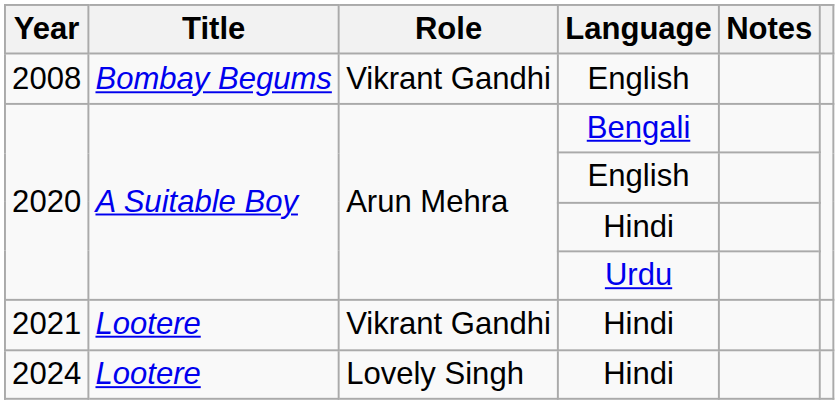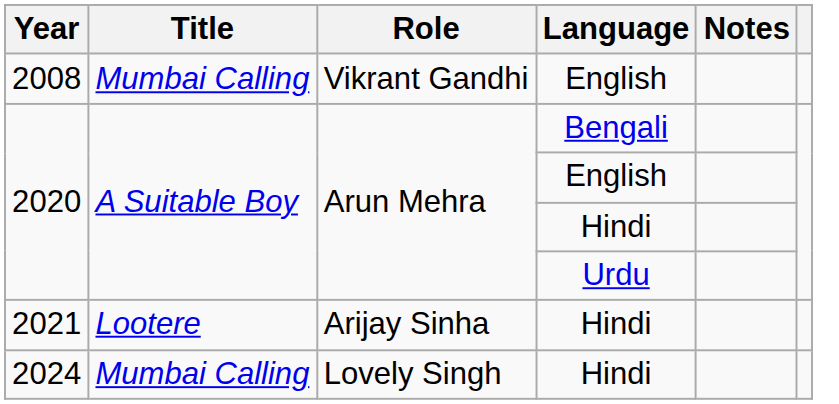(214, 78) Bombay Begums -> (202, 78) Mumbai Calling
(449, 324) Vikrant Gandhi -> (407, 324) Arijay Sinha
(148, 373) Lootere -> (202, 373) Mumbai Calling
